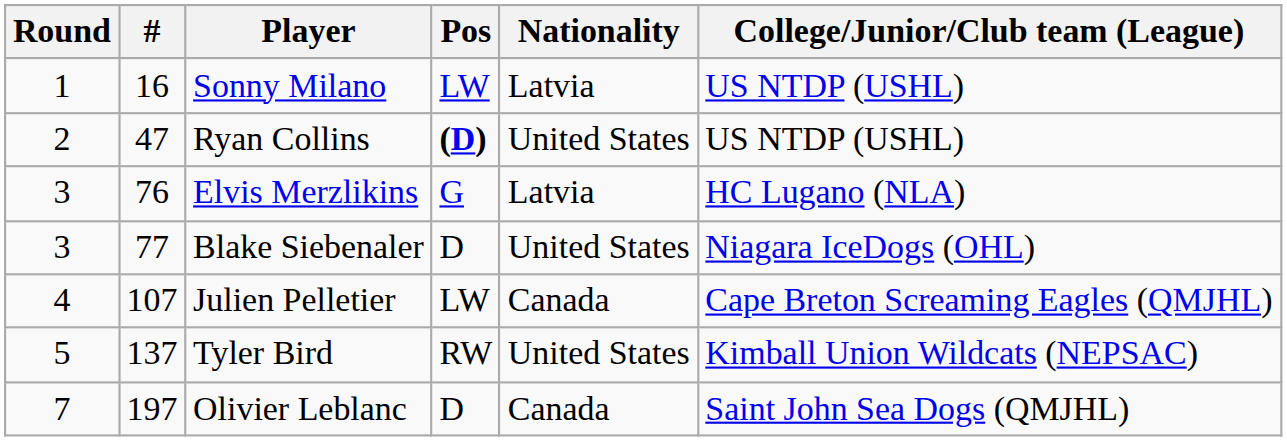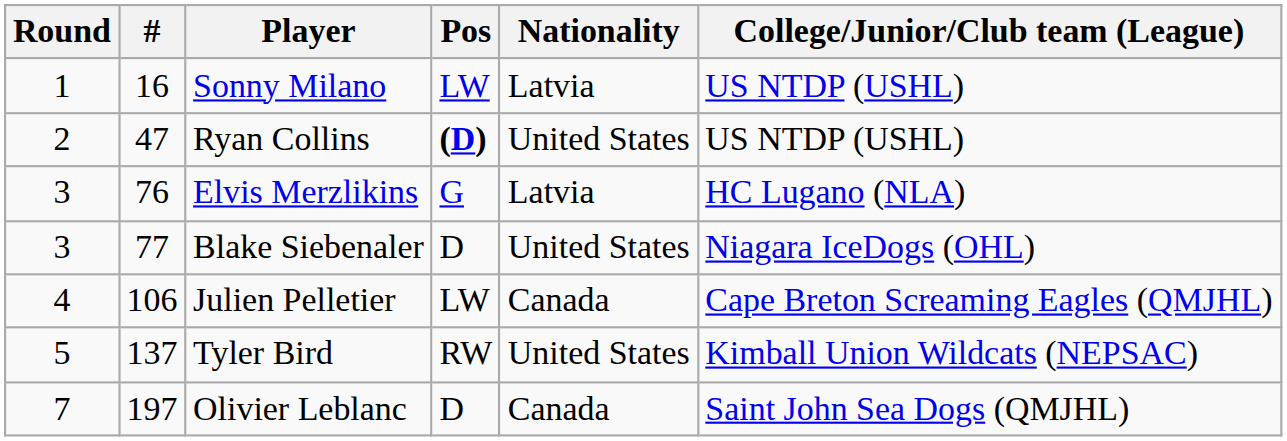(152, 300) 107 -> (152, 300) 106
